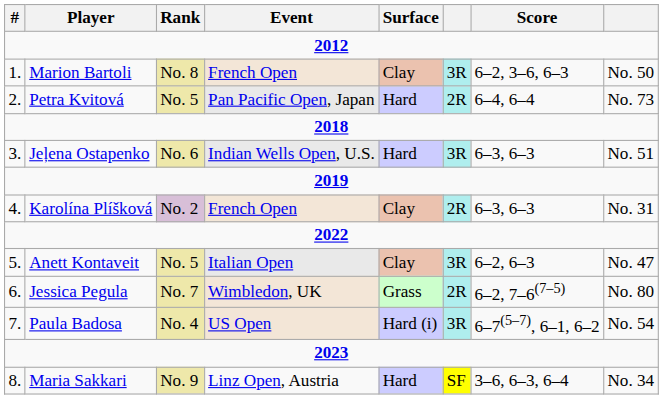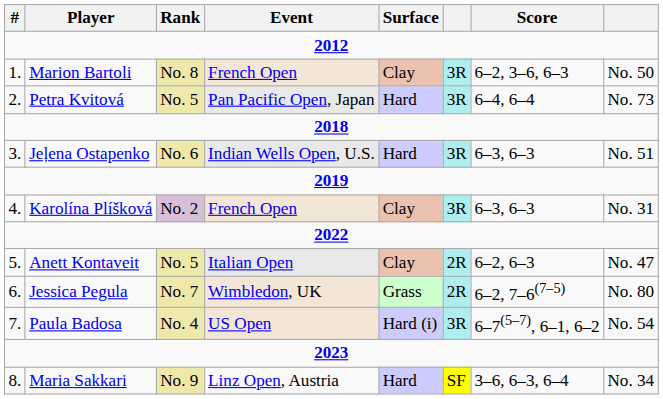(457, 99) 2R -> (457, 99) 3R
(457, 208) 2R -> (457, 208) 3R
(457, 262) 3R -> (457, 262) 2R
